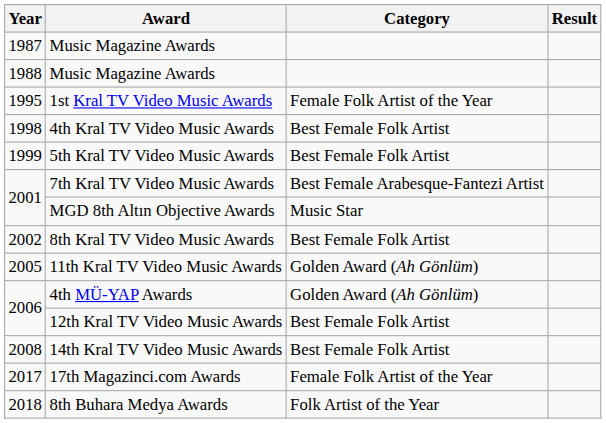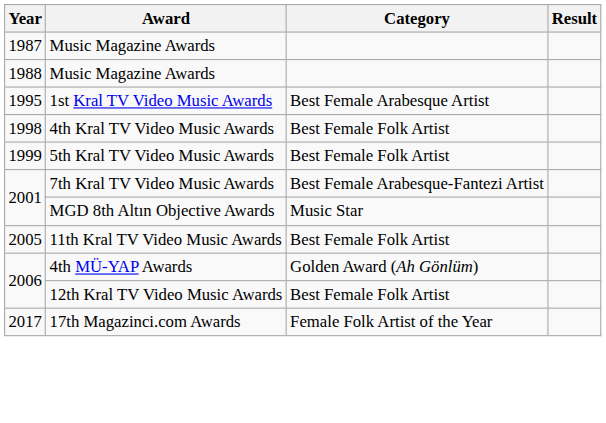(391, 101) Female Folk Artist of the Year -> (390, 101) Best Female Arabesque Artist
- row: (25, 239)
(384, 266) Golden Award (Ah Gönlüm) -> (370, 239) Best Female Folk Artist
- row: (25, 349)
- row: (25, 404)
